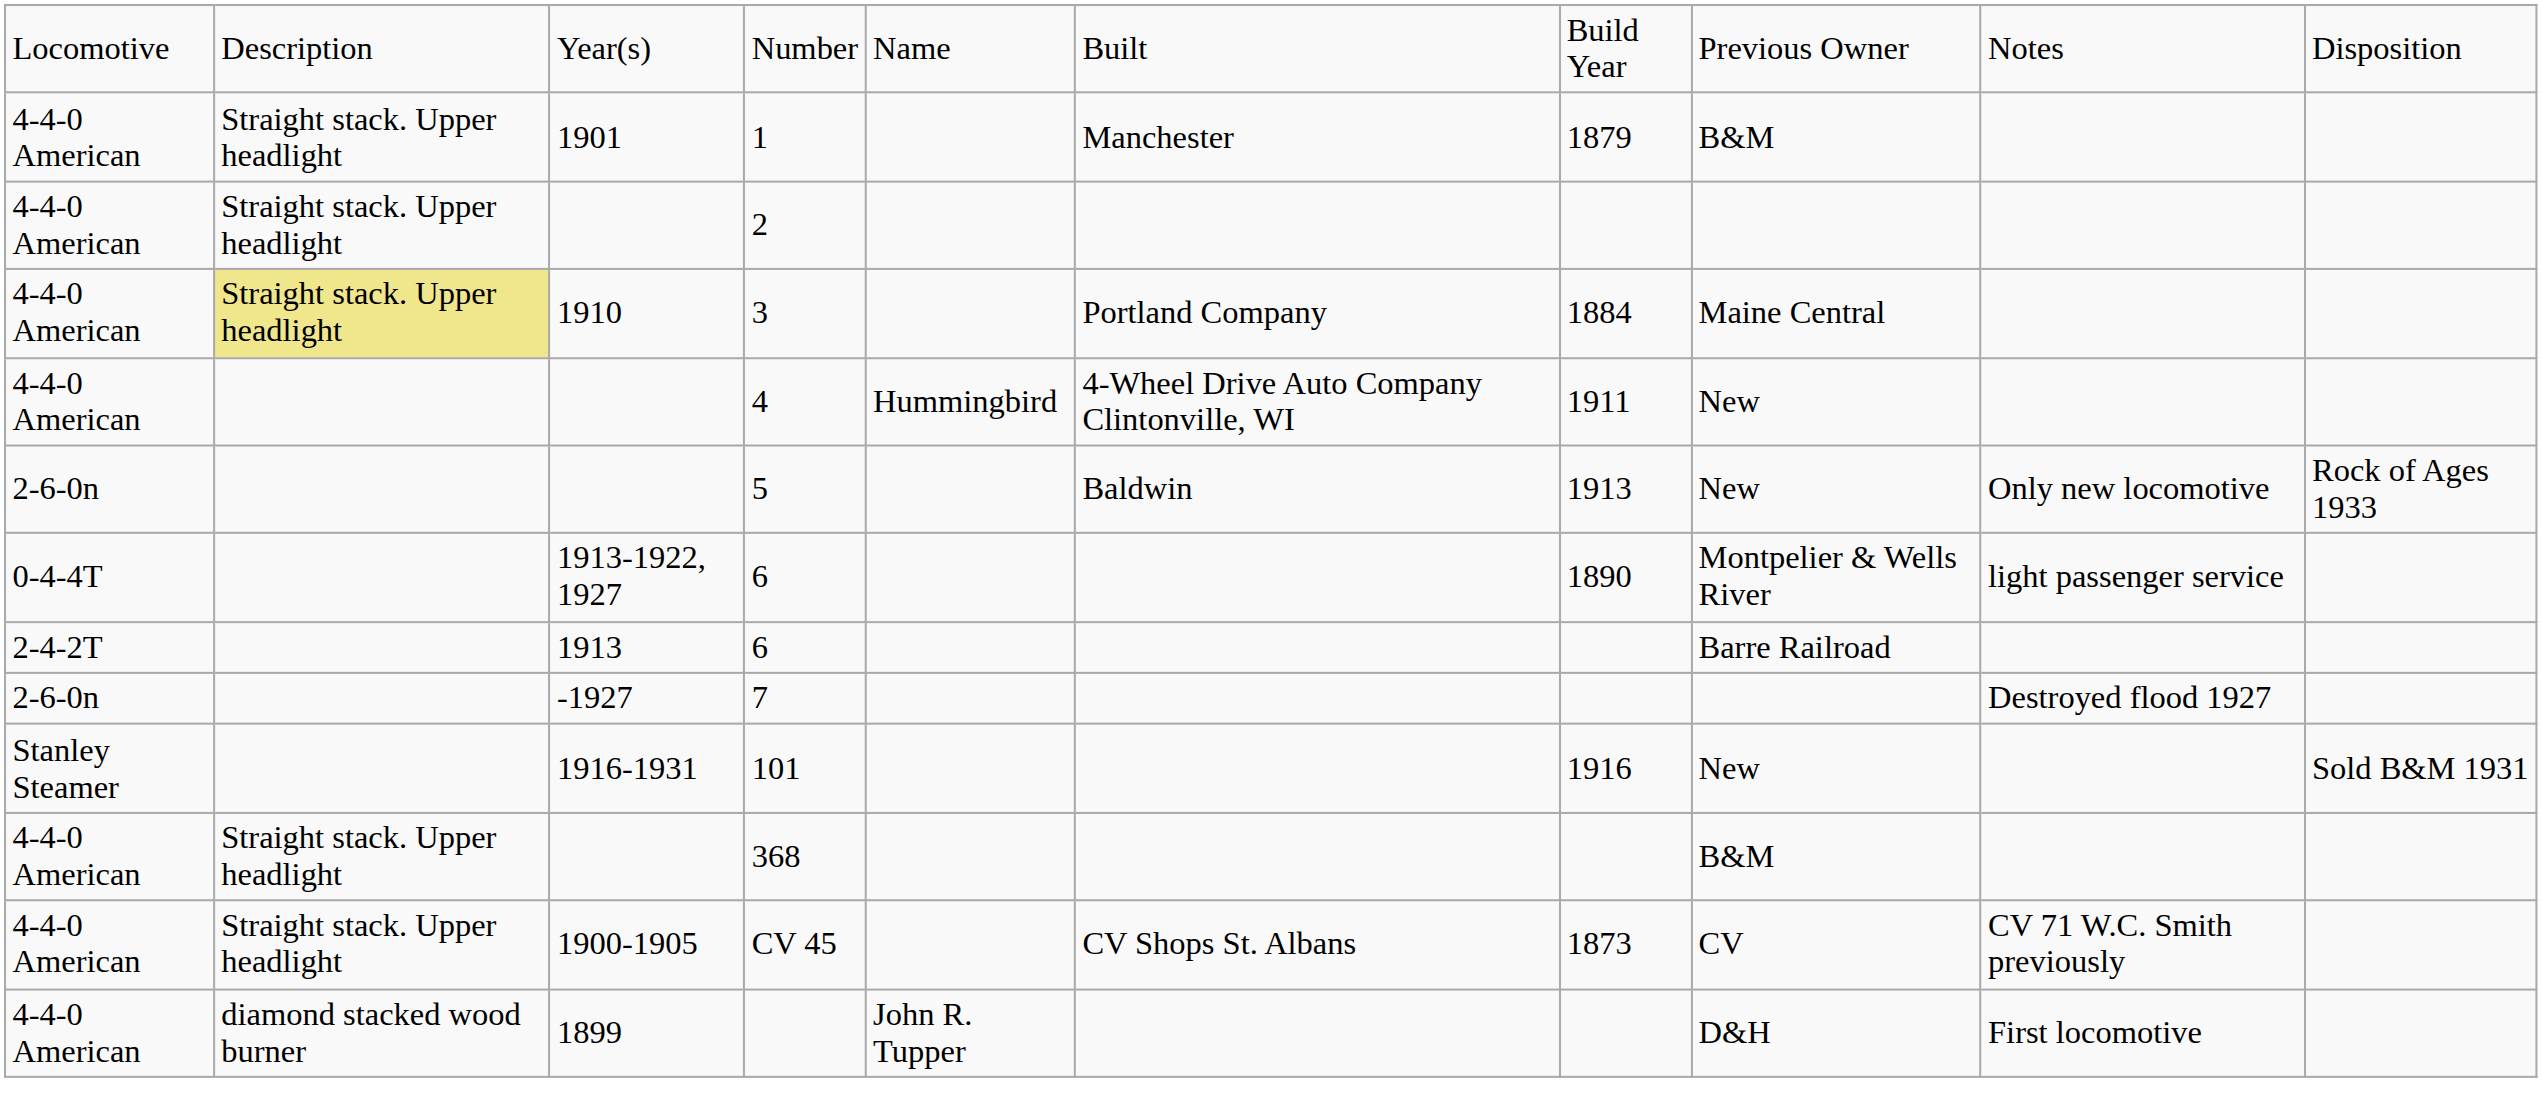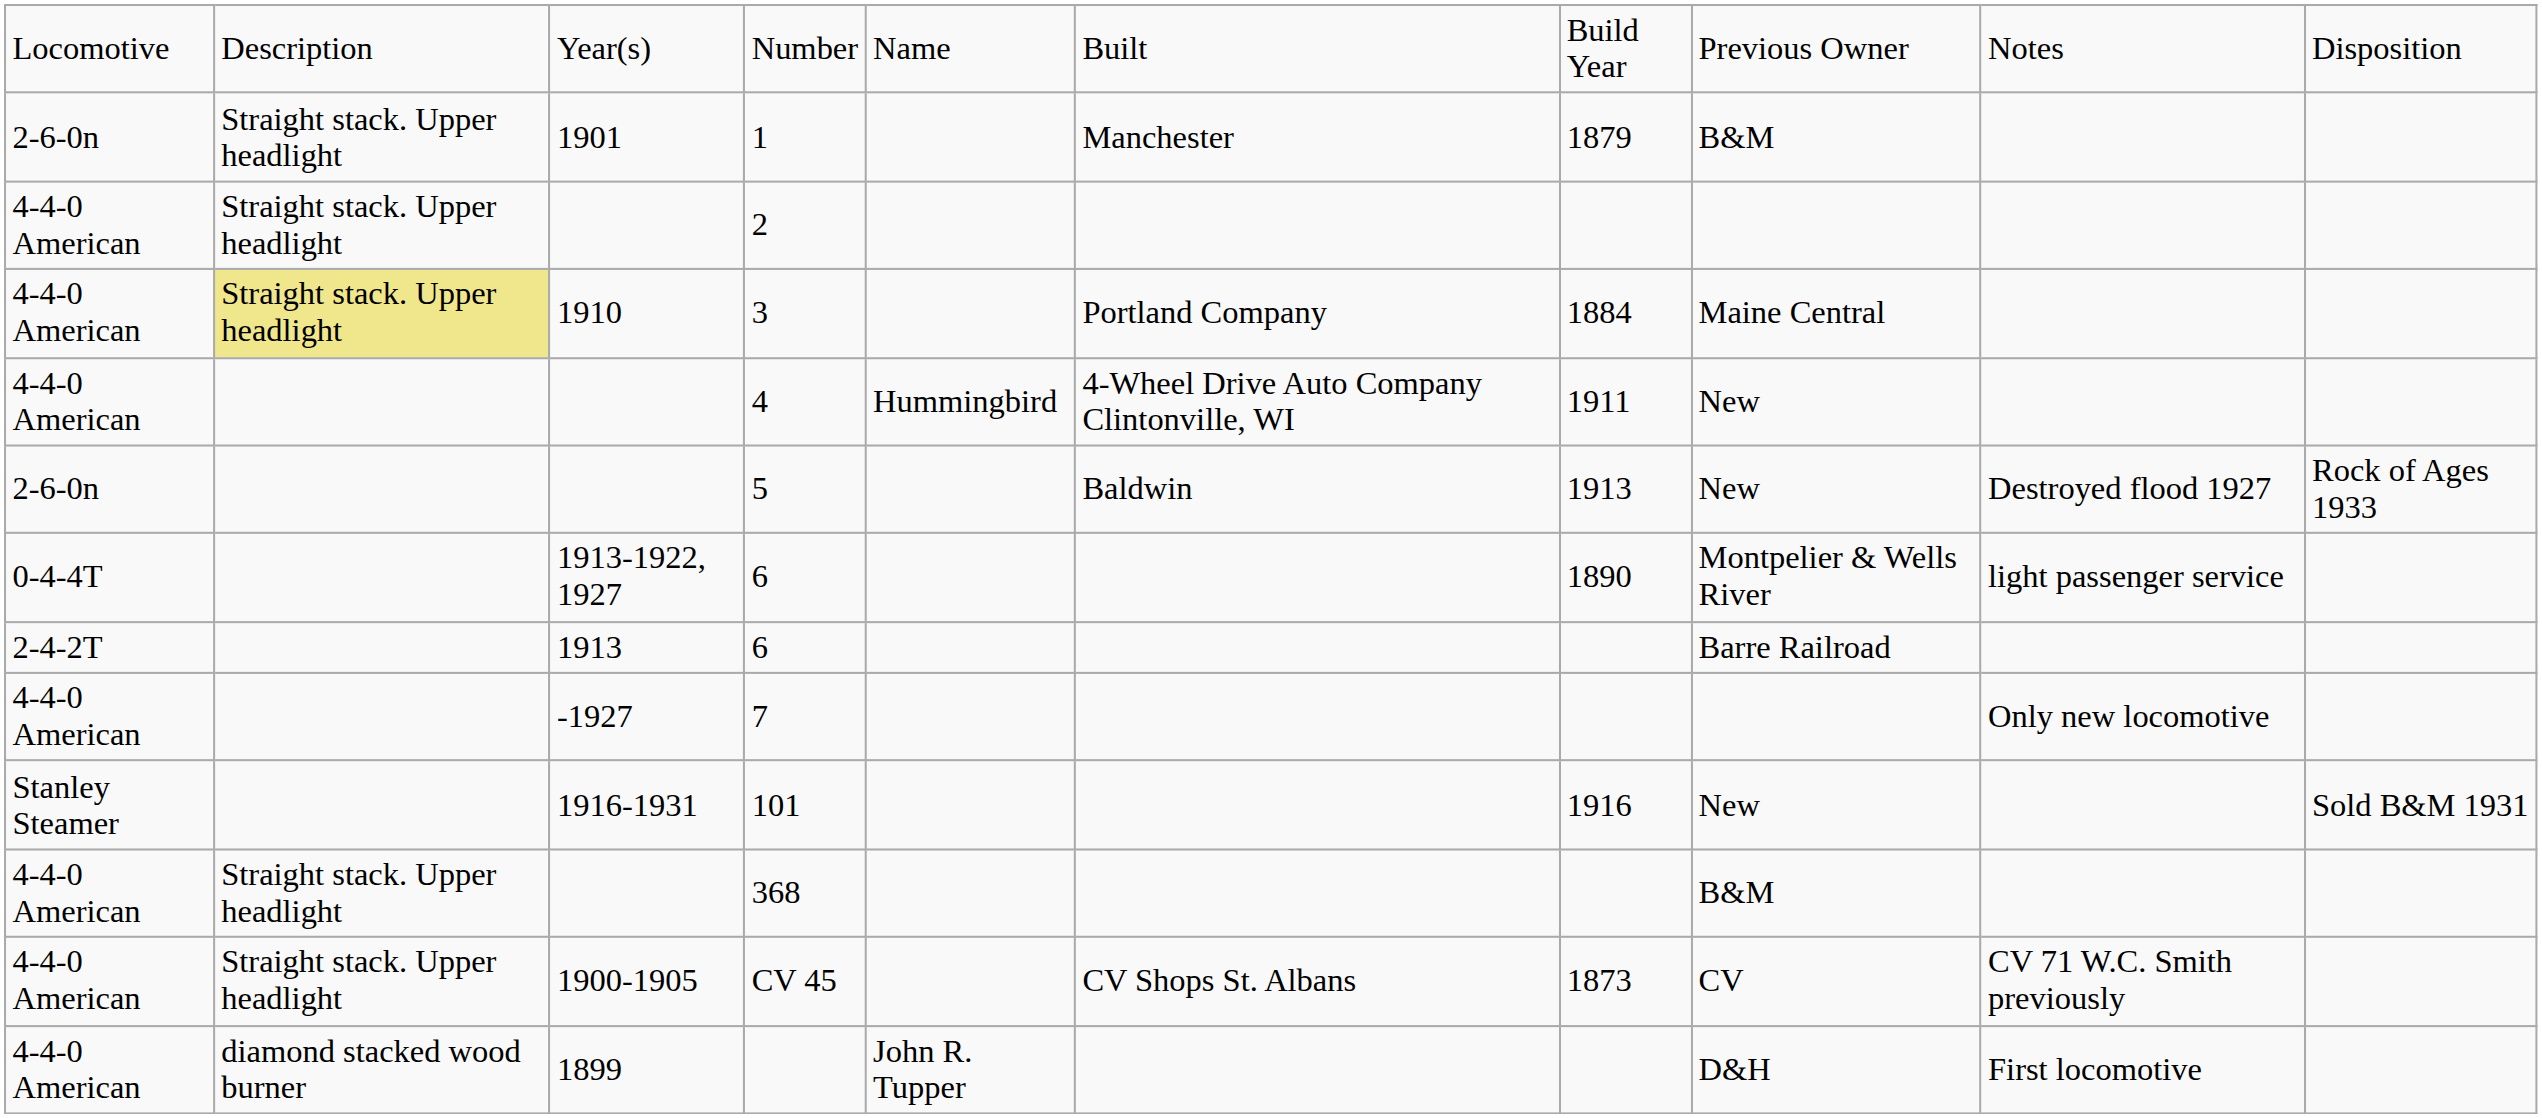(77, 136) 4-4-0 American -> (56, 136) 2-6-0n
(2129, 488) Only new locomotive -> (2130, 488) Destroyed flood 1927
(56, 698) 2-6-0n -> (77, 716) 4-4-0 American
(2130, 698) Destroyed flood 1927 -> (2129, 716) Only new locomotive
